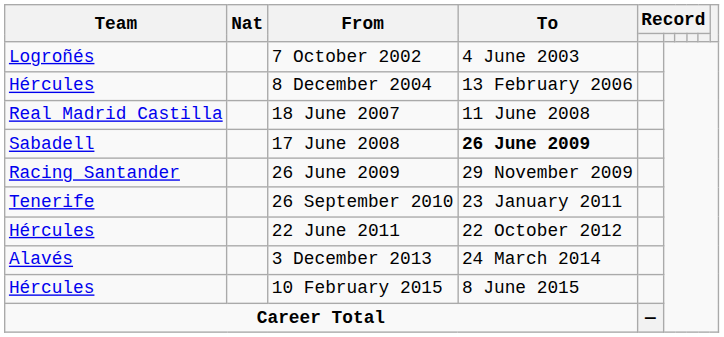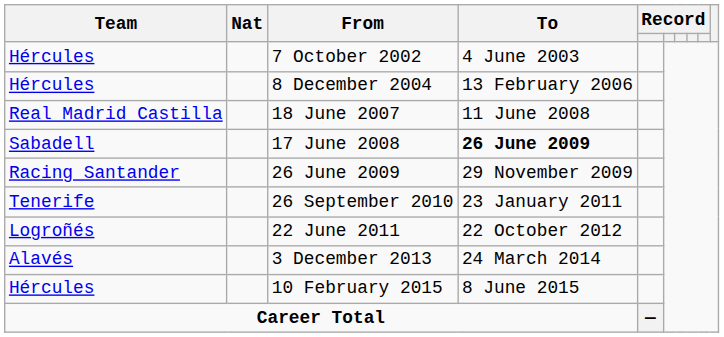(52, 57) Logroñés -> (52, 57) Hércules
(52, 231) Hércules -> (52, 231) Logroñés
